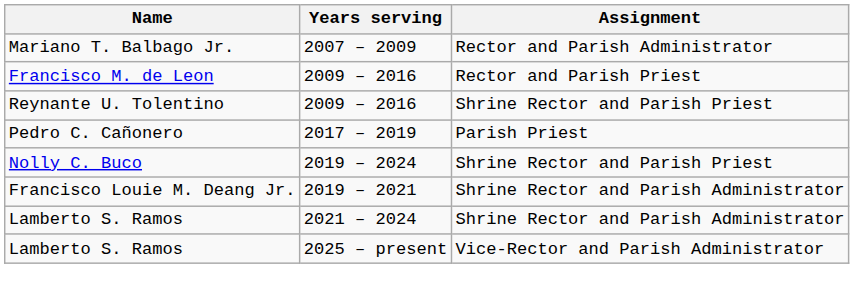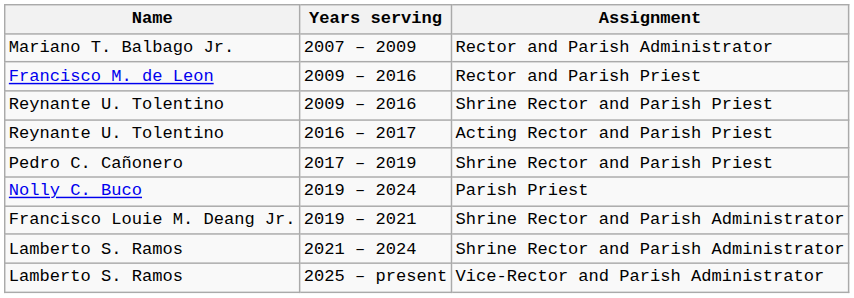+ row: (116, 134)
(522, 134) Parish Priest -> (614, 162) Shrine Rector and Parish Priest
(614, 162) Shrine Rector and Parish Priest -> (522, 191) Parish Priest
